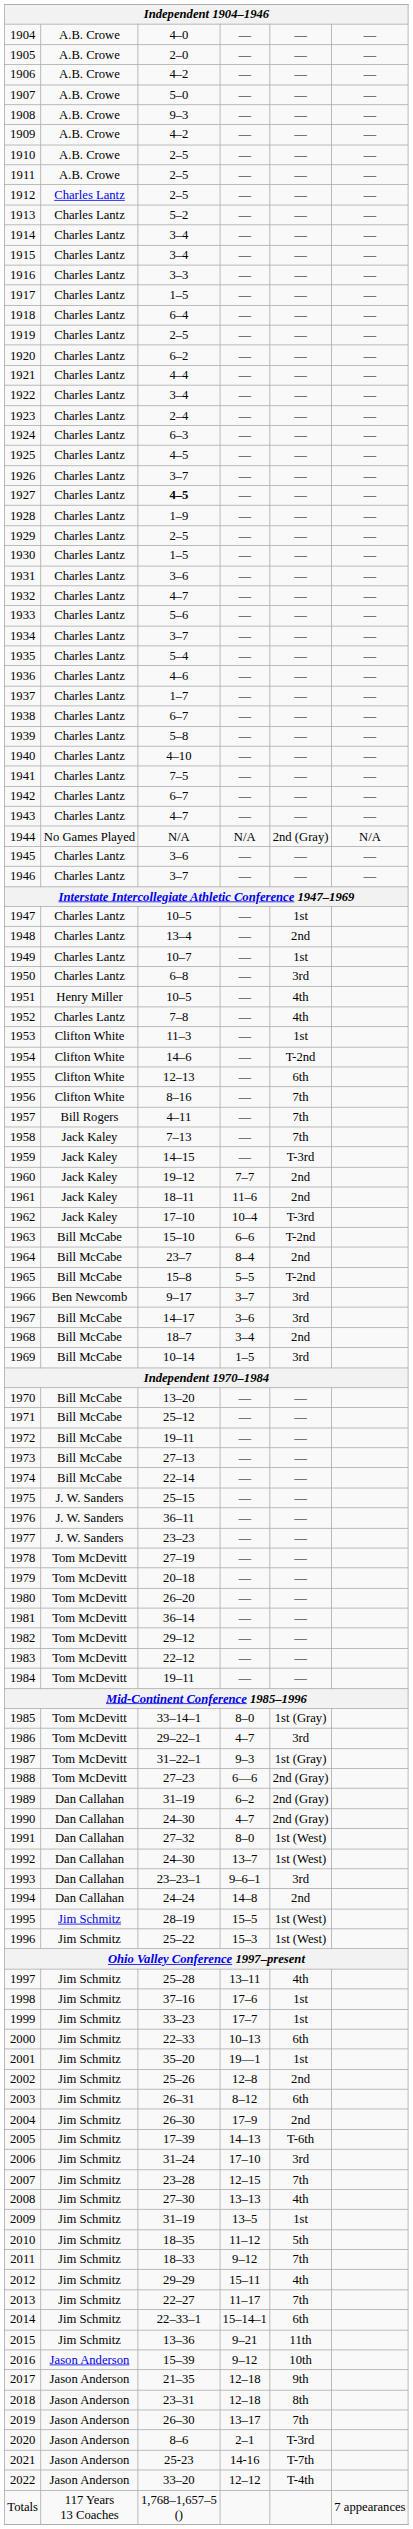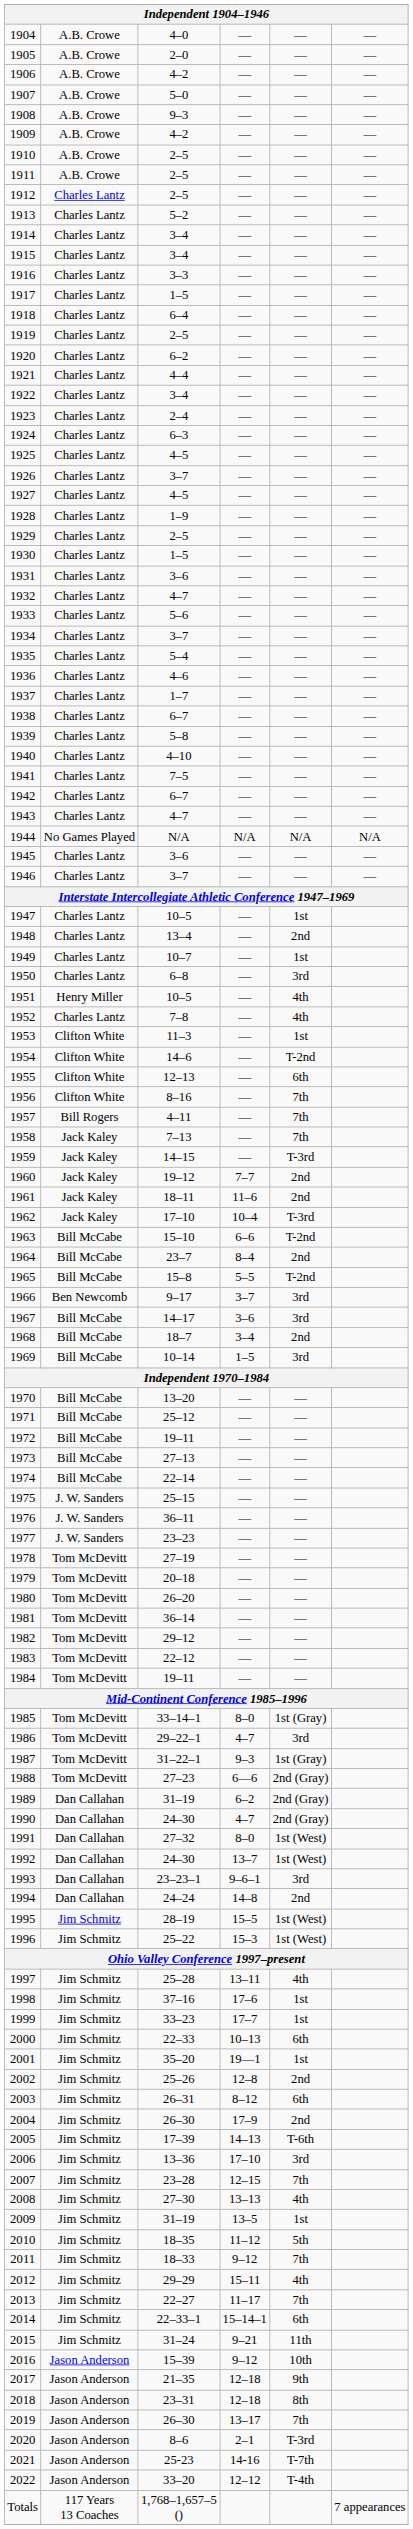(179, 495) bold -> (179, 495) normal
(301, 836) 2nd (Gray) -> (301, 836) N/A
(179, 2159) 31–24 -> (179, 2159) 13–36
(179, 2339) 13–36 -> (179, 2339) 31–24
